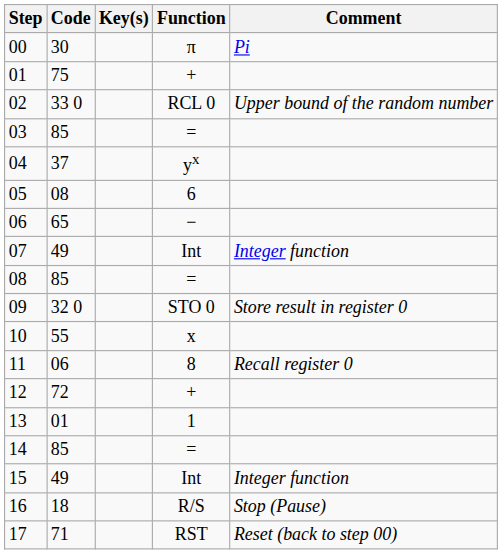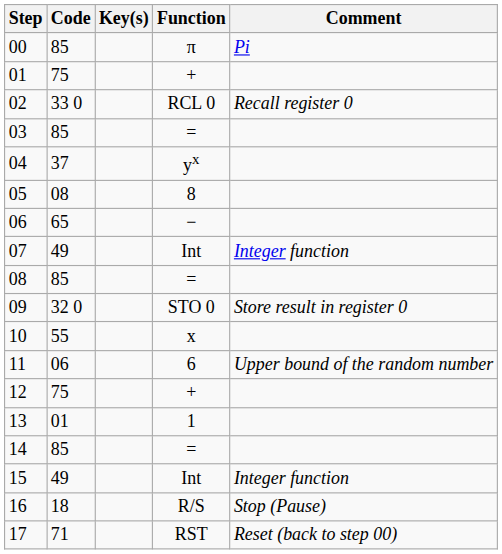(60, 47) 30 -> (60, 47) 85
(364, 103) Upper bound of the random number -> (293, 103) Recall register 0
(191, 194) 6 -> (191, 194) 8
(191, 364) 8 -> (191, 364) 6
(293, 364) Recall register 0 -> (364, 364) Upper bound of the random number
(60, 393) 72 -> (60, 393) 75
